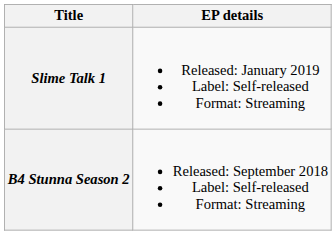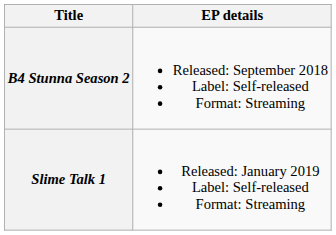rows swapped: (69, 179) <-> (69, 78)
